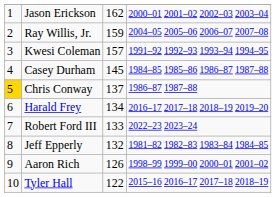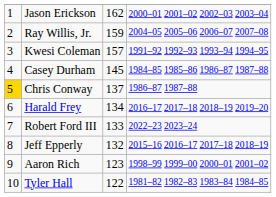(198, 145) 1981–82 1982–83 1983–84 1984–85 -> (198, 145) 2015–16 2016–17 2017–18 2018–19
(115, 164) 126 -> (115, 164) 123
(198, 182) 2015–16 2016–17 2017–18 2018–19 -> (198, 182) 1981–82 1982–83 1983–84 1984–85
